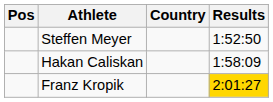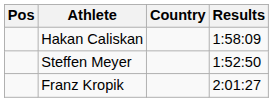rows swapped: (86, 39) <-> (92, 62)
(237, 85) gold background -> (237, 85) no background
